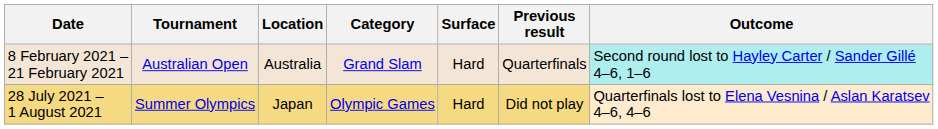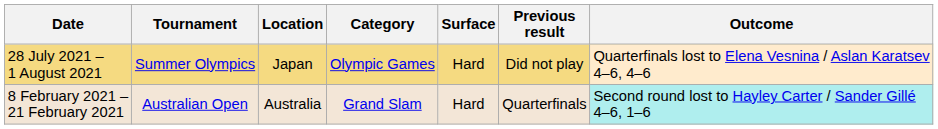rows swapped: (68, 64) <-> (56, 104)
